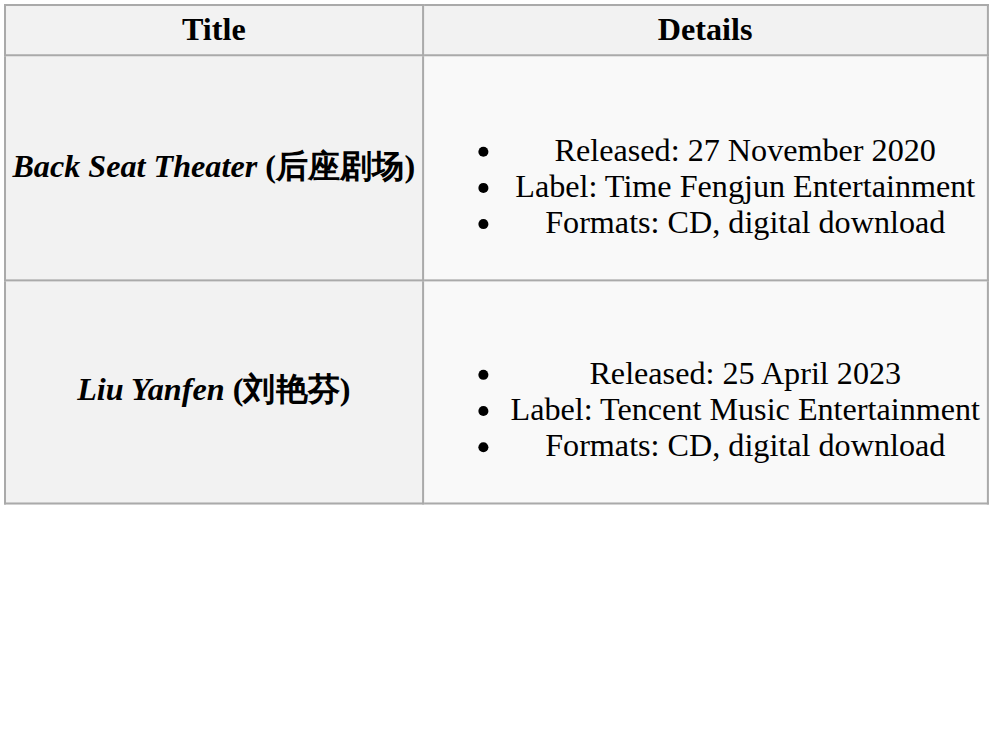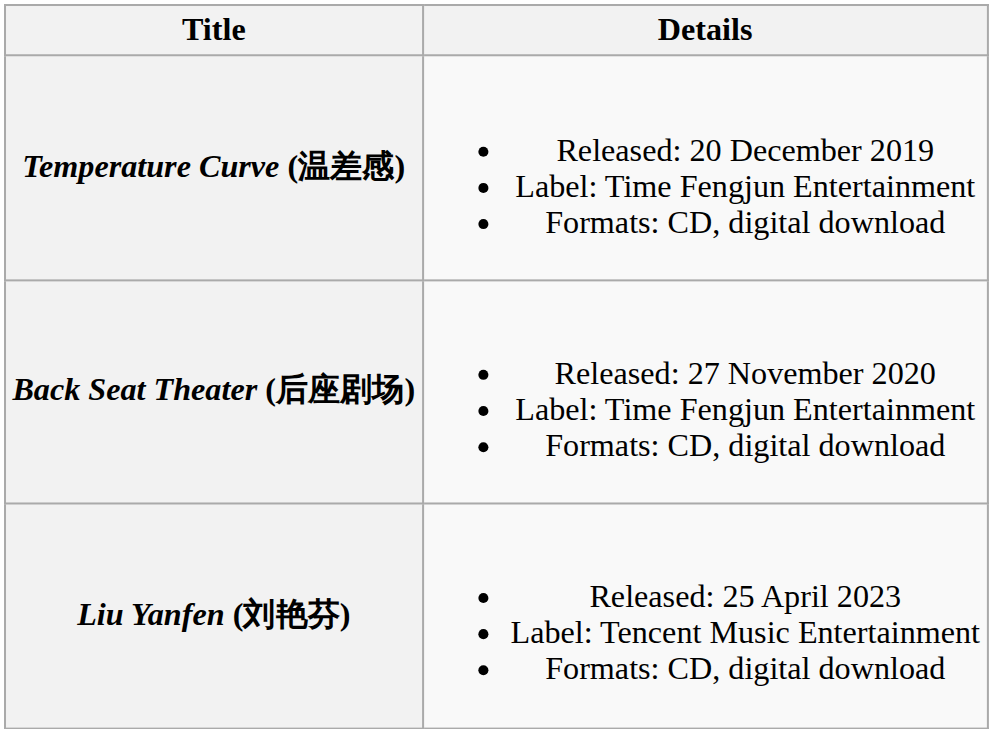+ row: (214, 166)
